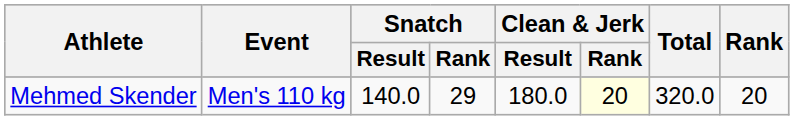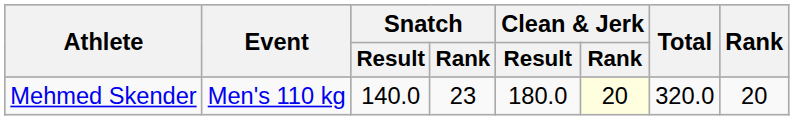(463, 96) 29 -> (463, 96) 23
